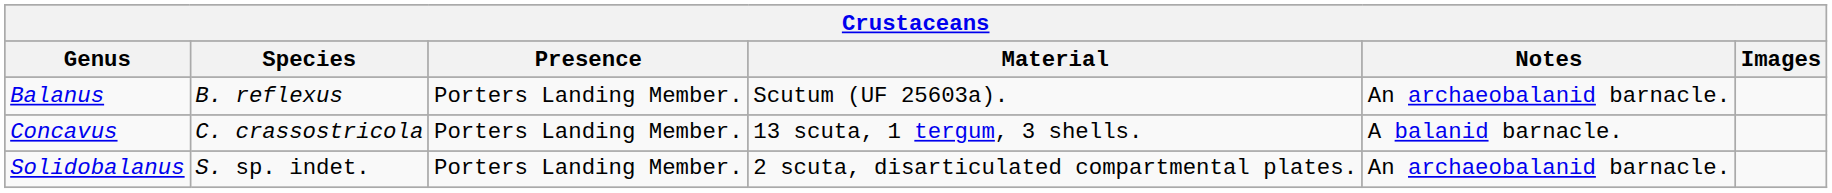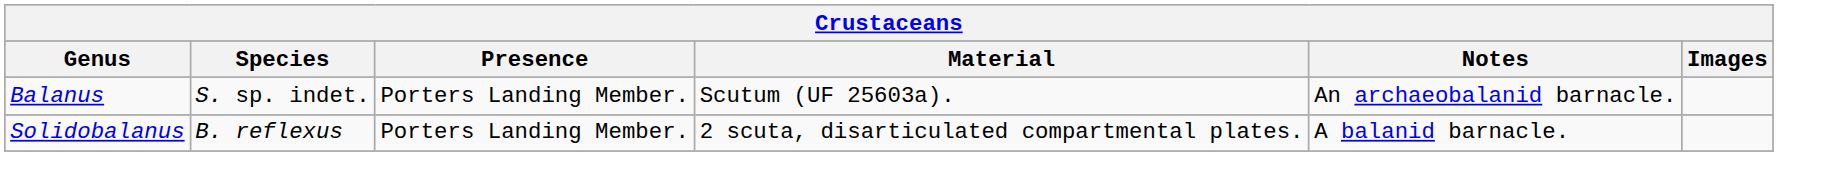(269, 96) B. reflexus -> (283, 96) S. sp. indet.
- row: (64, 132)
(283, 169) S. sp. indet. -> (269, 132) B. reflexus
(1549, 169) An archaeobalanid barnacle. -> (1442, 132) A balanid barnacle.
